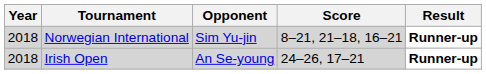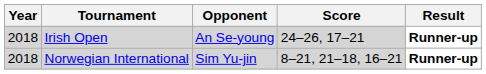rows swapped: (117, 37) <-> (76, 59)
